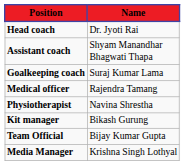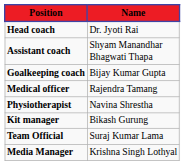(126, 73) Suraj Kumar Lama -> (127, 73) Bijay Kumar Gupta
(127, 136) Bijay Kumar Gupta -> (126, 136) Suraj Kumar Lama
